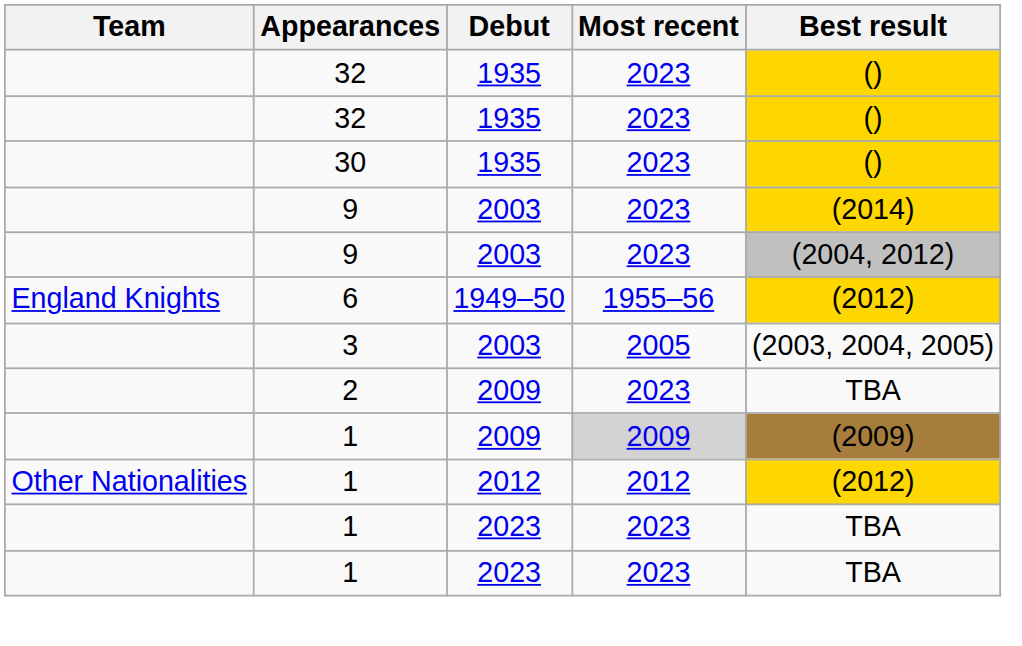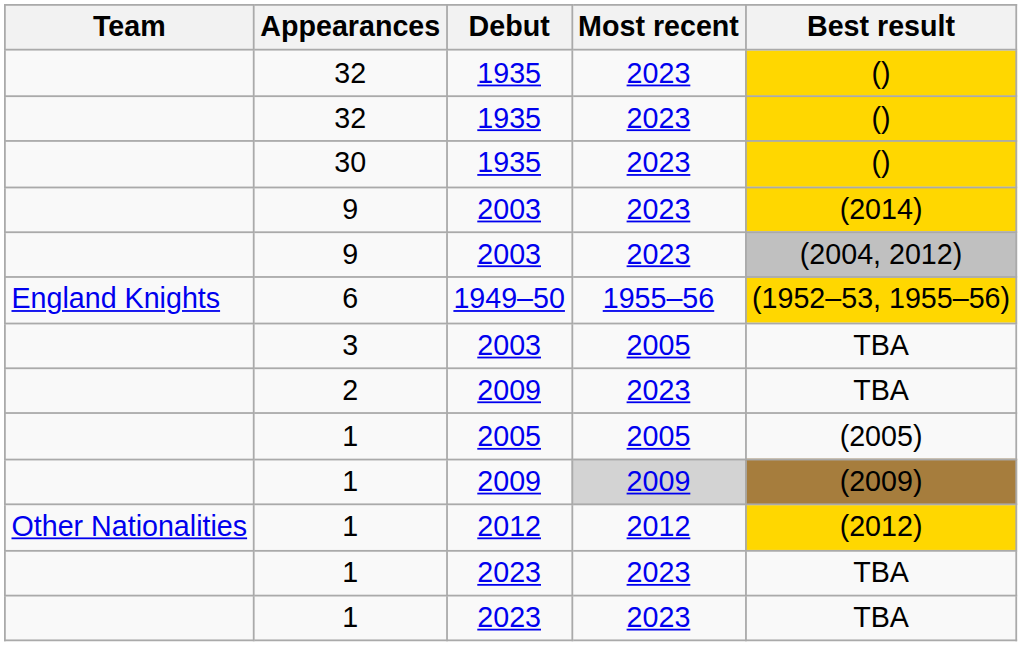(873, 299) (2012) -> (881, 299) (1952–53, 1955–56)
(873, 345) (2003, 2004, 2005) -> (881, 345) TBA
+ row: (350, 436)
